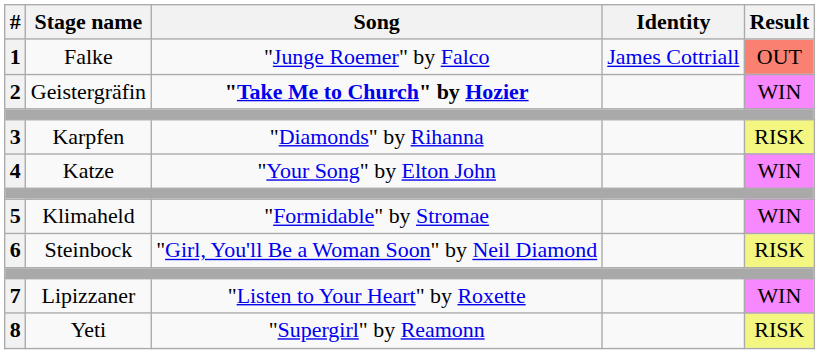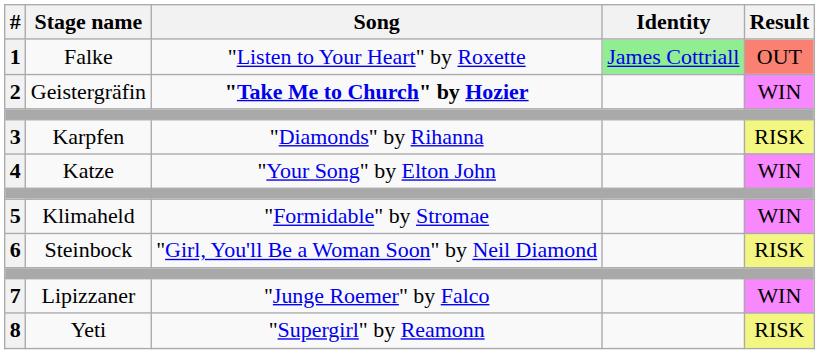(377, 56) "Junge Roemer" by Falco -> (377, 56) "Listen to Your Heart" by Roxette
(673, 56) no background -> (673, 56) lightgreen background
(377, 295) "Listen to Your Heart" by Roxette -> (377, 295) "Junge Roemer" by Falco
